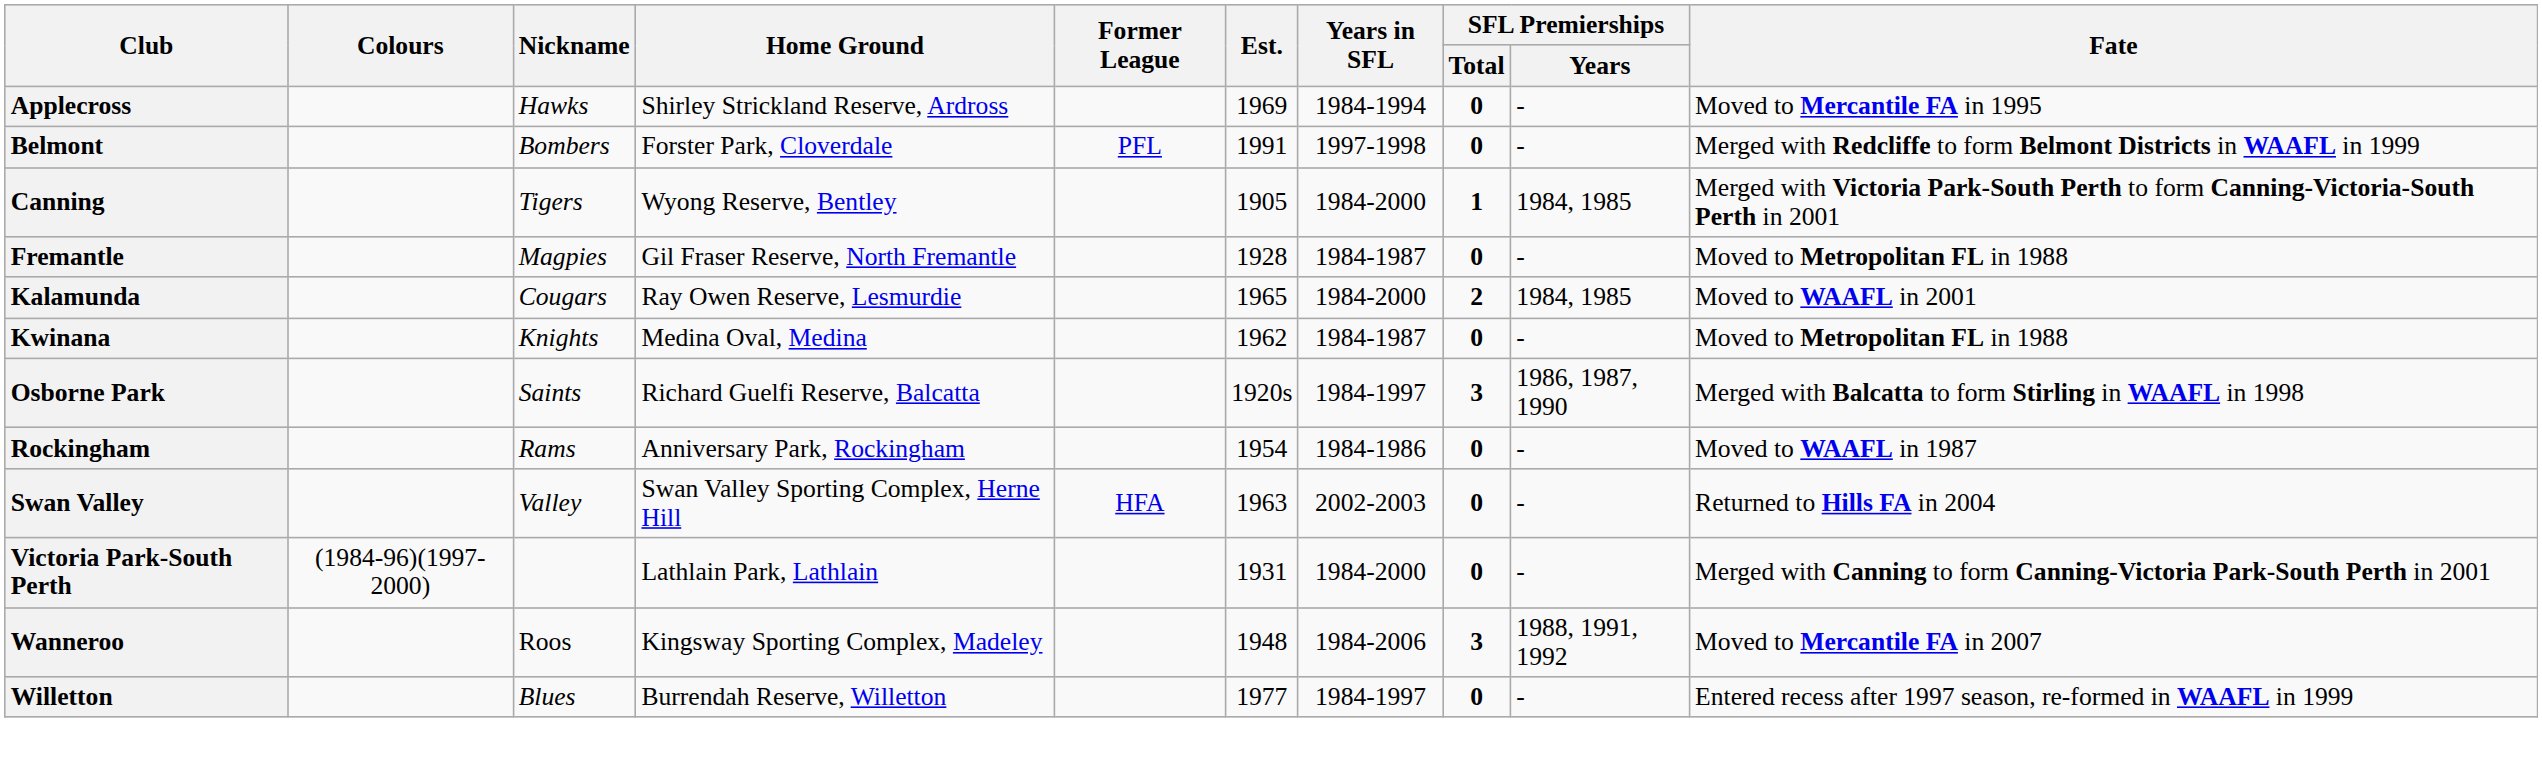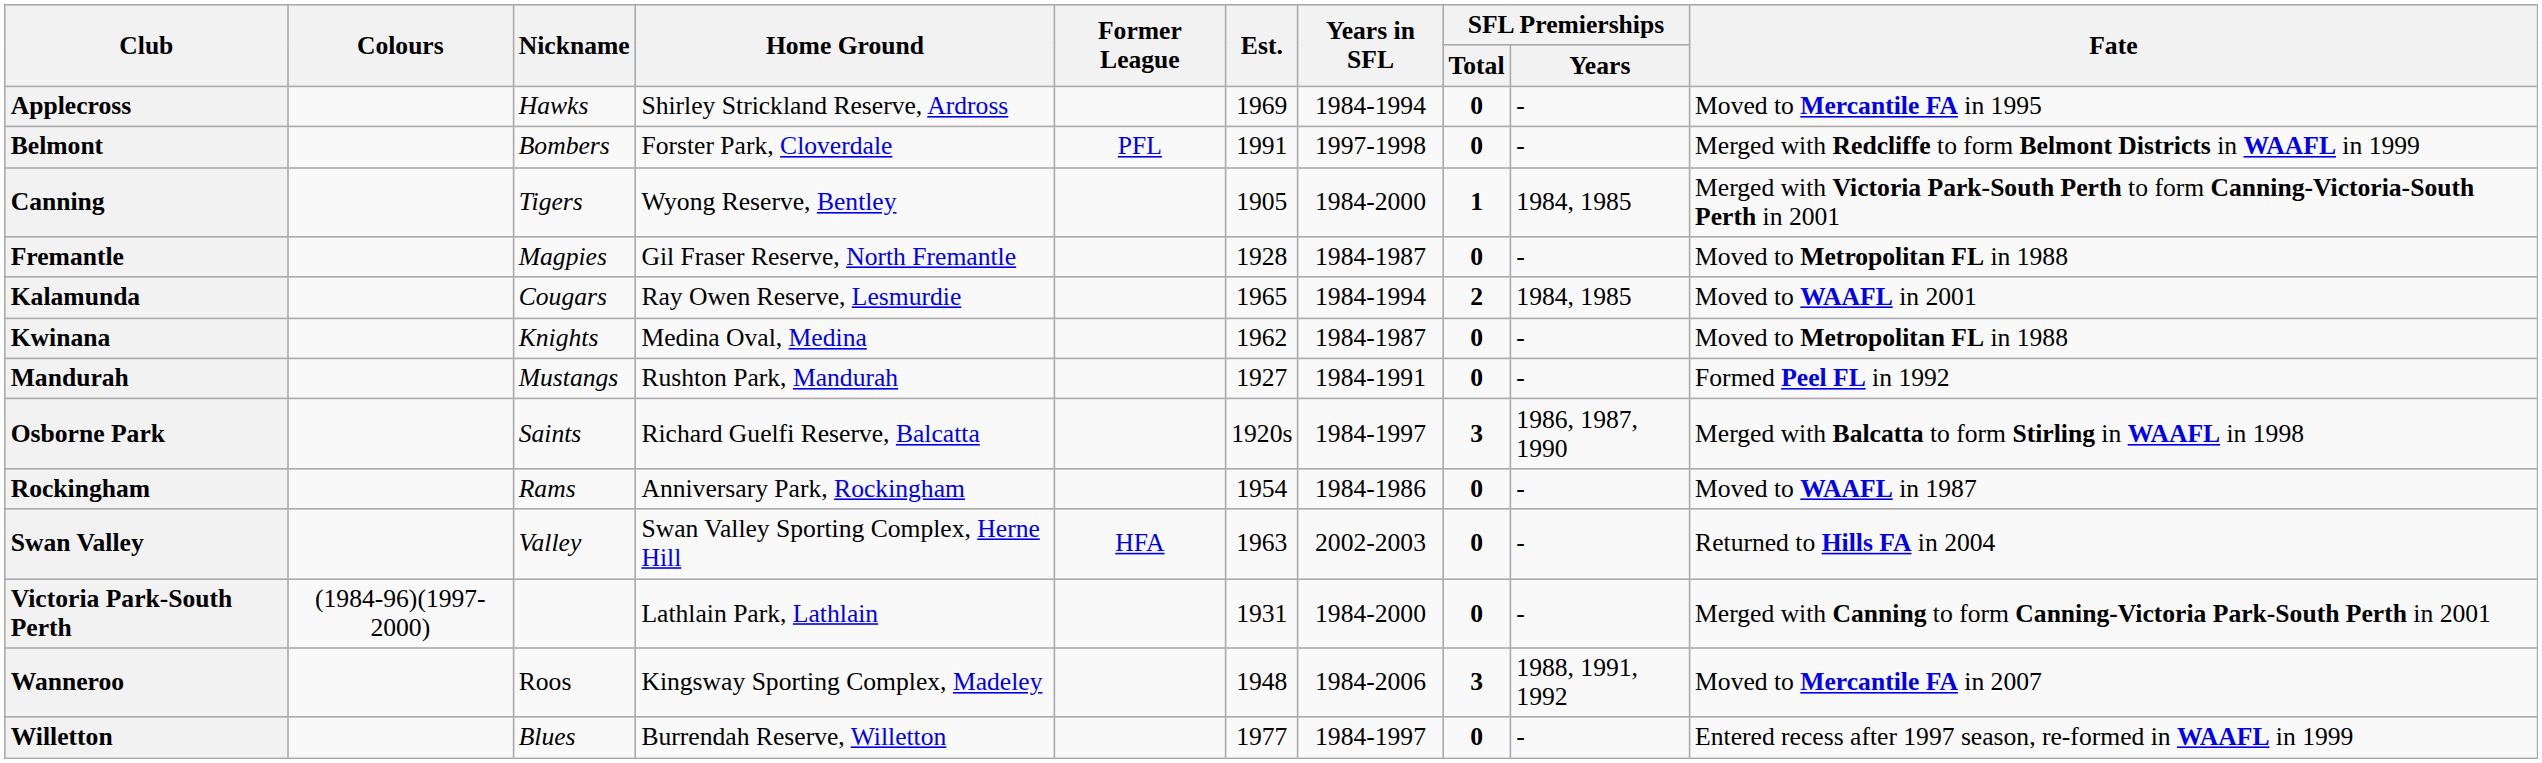(1370, 297) 1984-2000 -> (1370, 297) 1984-1994
+ row: (70, 378)
